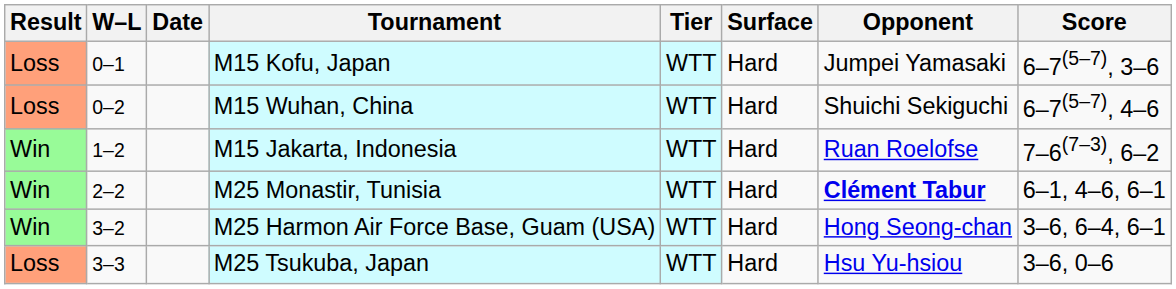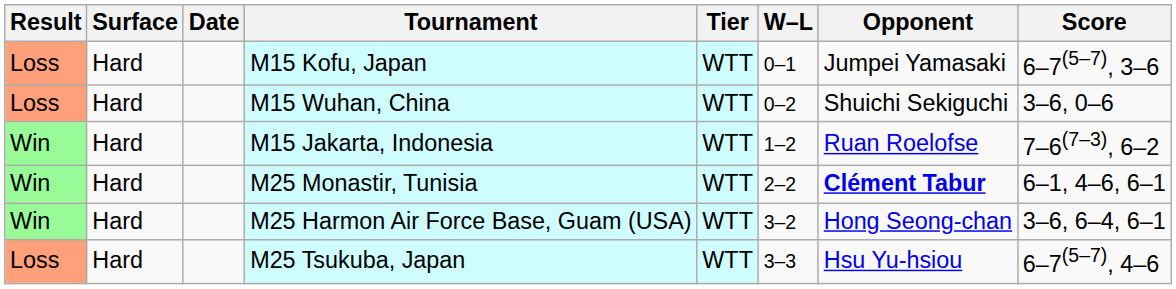columns swapped: (117, 23) <-> (770, 23)
(1091, 106) 6–7(5–7), 4–6 -> (1068, 103) 3–6, 0–6
(1068, 264) 3–6, 0–6 -> (1091, 261) 6–7(5–7), 4–6
